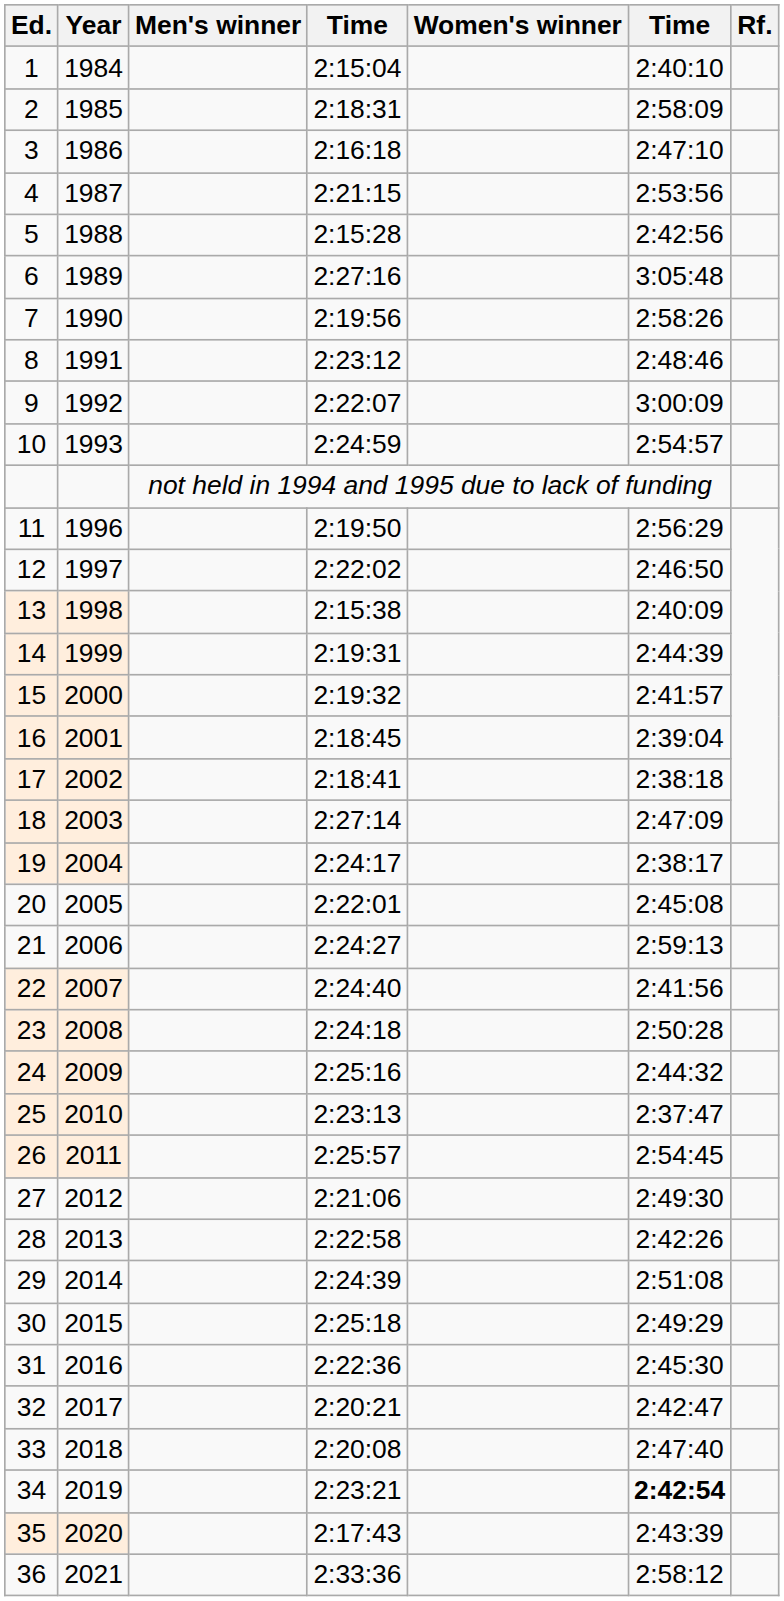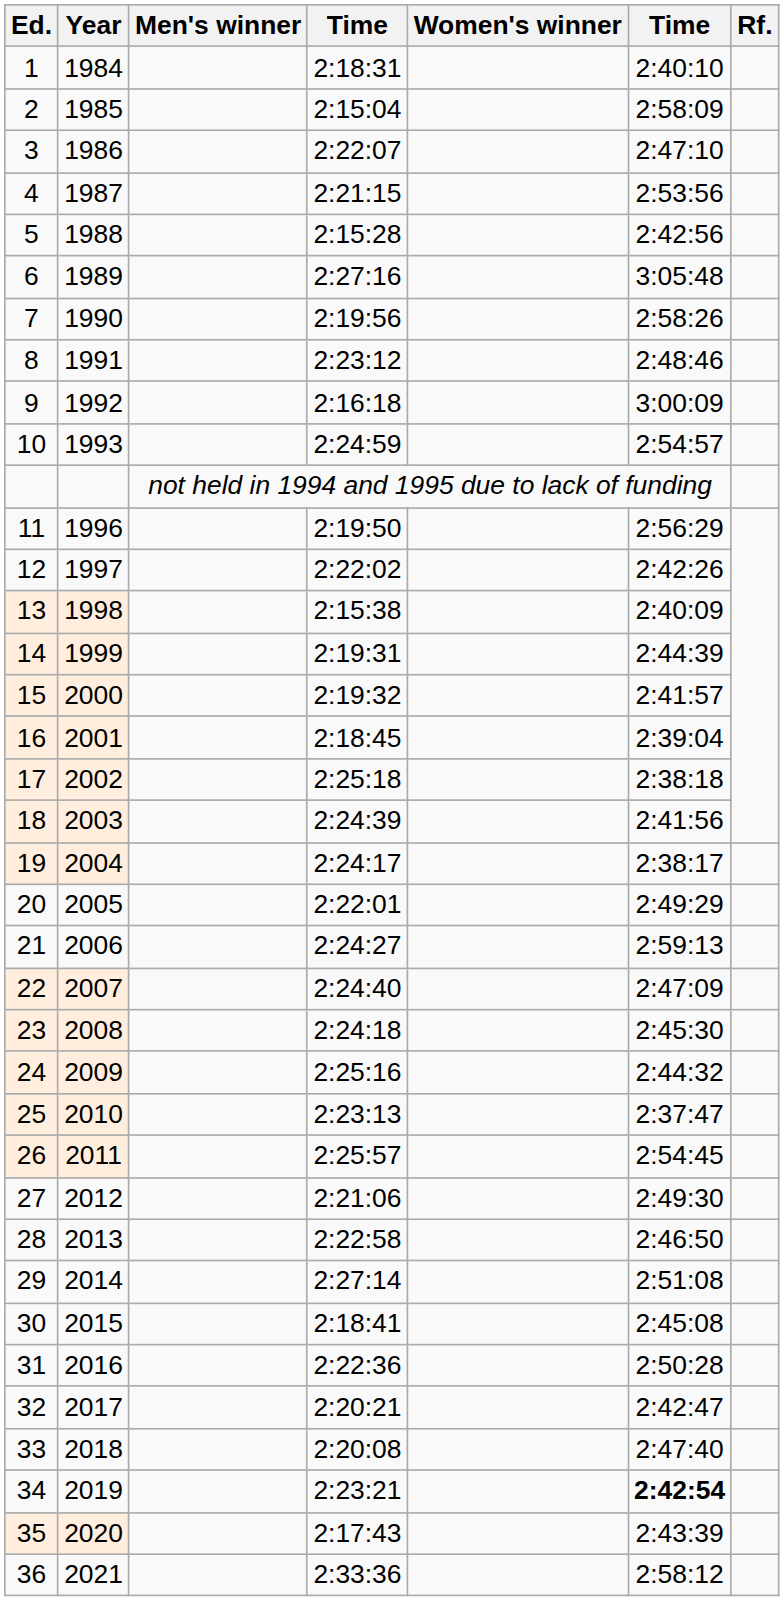(357, 67) 2:15:04 -> (357, 67) 2:18:31
(357, 109) 2:18:31 -> (357, 109) 2:15:04
(357, 151) 2:16:18 -> (357, 151) 2:22:07
(357, 402) 2:22:07 -> (357, 402) 2:16:18
(680, 569) 2:46:50 -> (680, 569) 2:42:26
(357, 779) 2:18:41 -> (357, 779) 2:25:18
(357, 820) 2:27:14 -> (357, 820) 2:24:39
(680, 820) 2:47:09 -> (680, 820) 2:41:56
(680, 904) 2:45:08 -> (680, 904) 2:49:29
(680, 988) 2:41:56 -> (680, 988) 2:47:09
(680, 1030) 2:50:28 -> (680, 1030) 2:45:30
(680, 1239) 2:42:26 -> (680, 1239) 2:46:50
(357, 1281) 2:24:39 -> (357, 1281) 2:27:14
(357, 1323) 2:25:18 -> (357, 1323) 2:18:41
(680, 1323) 2:49:29 -> (680, 1323) 2:45:08
(680, 1365) 2:45:30 -> (680, 1365) 2:50:28
